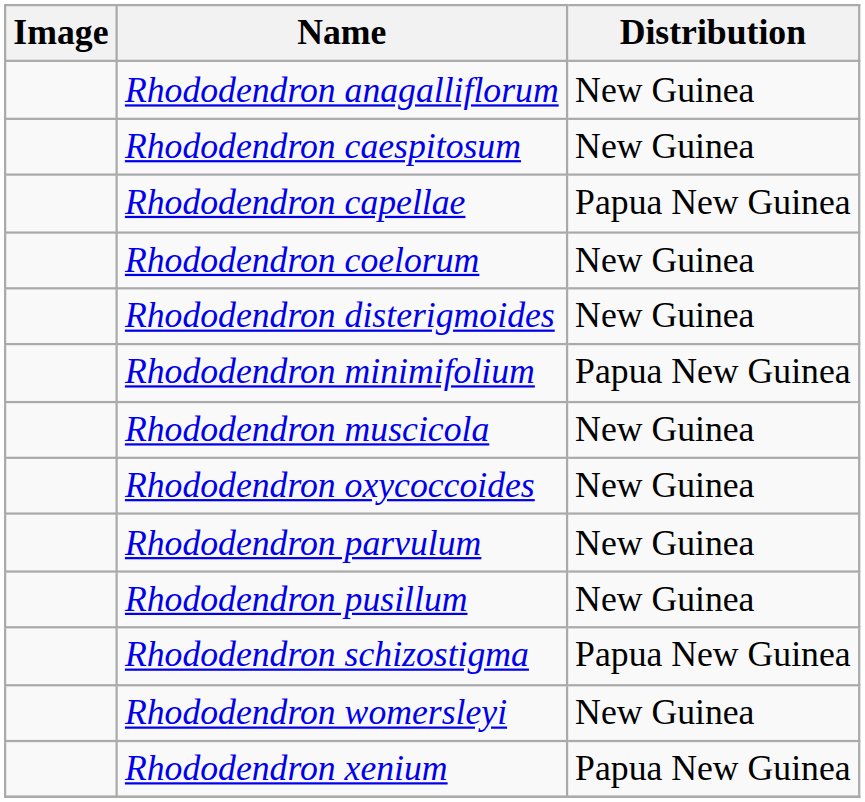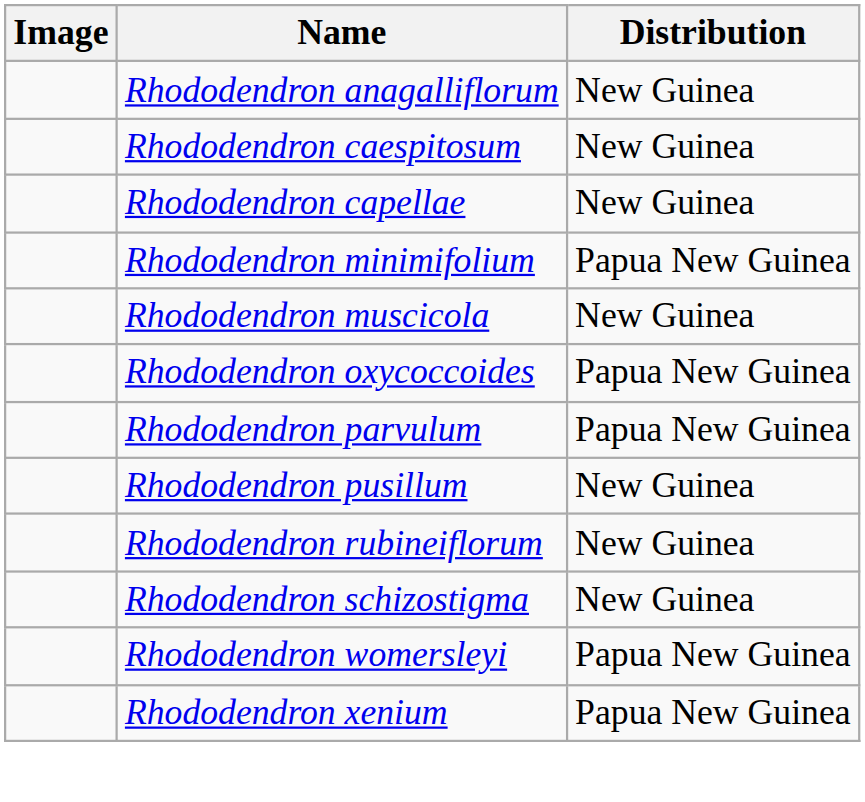(713, 202) Papua New Guinea -> (665, 202) New Guinea
- row: (302, 259)
- row: (340, 315)
(665, 485) New Guinea -> (713, 372) Papua New Guinea
(665, 542) New Guinea -> (713, 428) Papua New Guinea
+ row: (334, 542)
(713, 655) Papua New Guinea -> (665, 598) New Guinea
(665, 711) New Guinea -> (713, 655) Papua New Guinea
